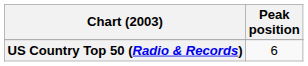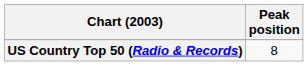(274, 50) 6 -> (274, 50) 8
